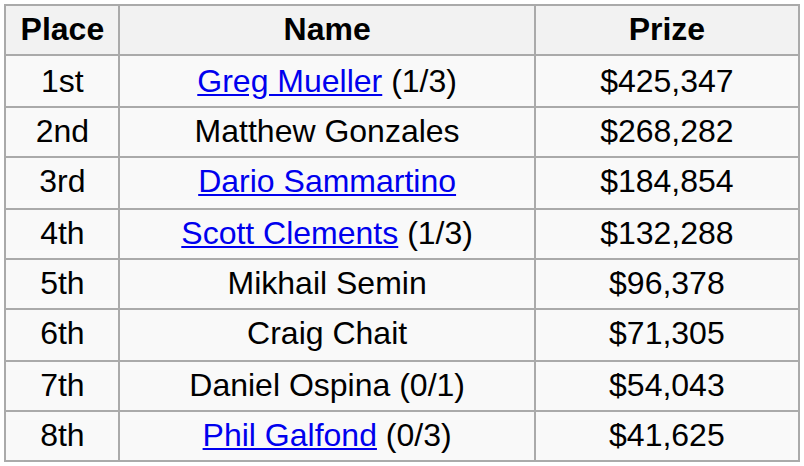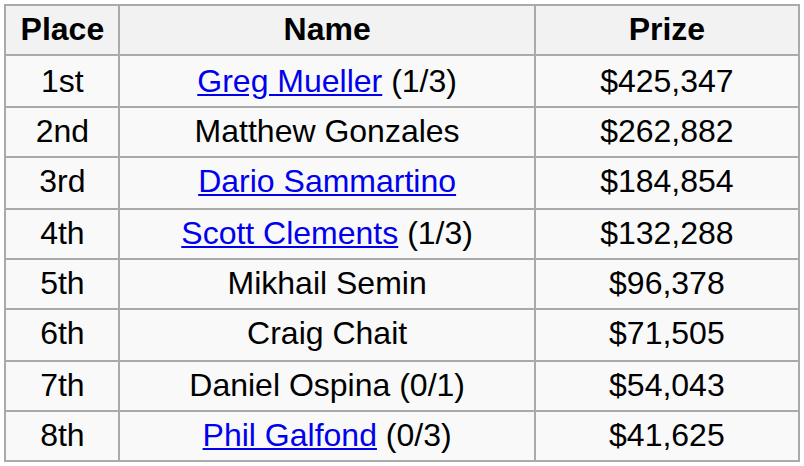(667, 131) $268,282 -> (667, 131) $262,882
(667, 334) $71,305 -> (667, 334) $71,505
